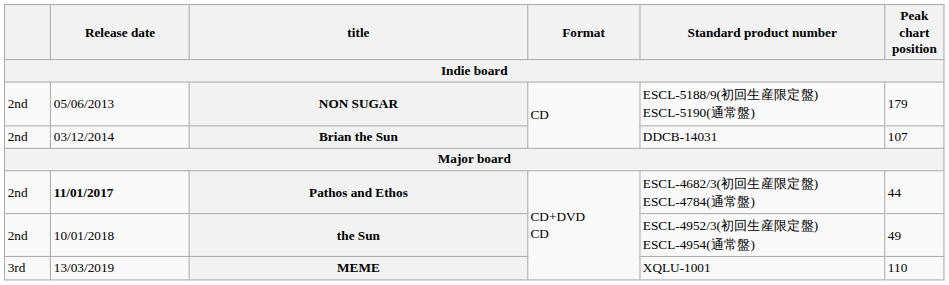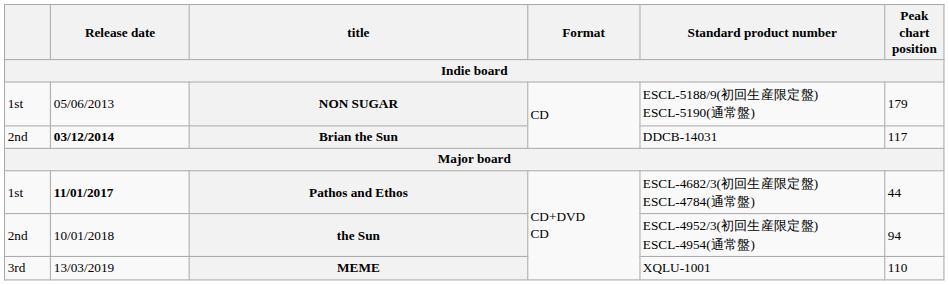(18, 103) 2nd -> (15, 103) 1st
(84, 136) normal -> (84, 136) bold
(898, 136) 107 -> (898, 136) 117
(18, 192) 2nd -> (15, 192) 1st
(894, 235) 49 -> (894, 235) 94
